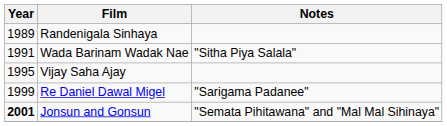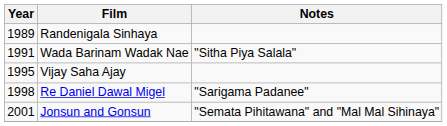(21, 92) 1999 -> (21, 92) 1998
(21, 111) bold -> (21, 111) normal
